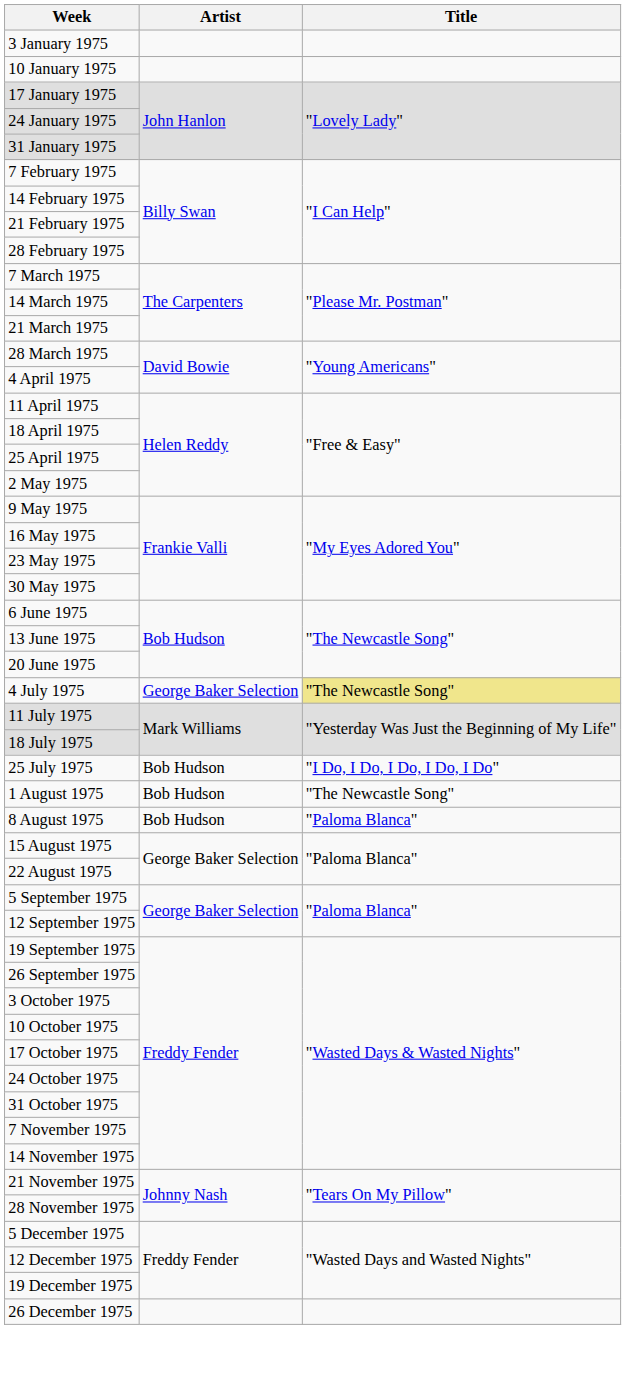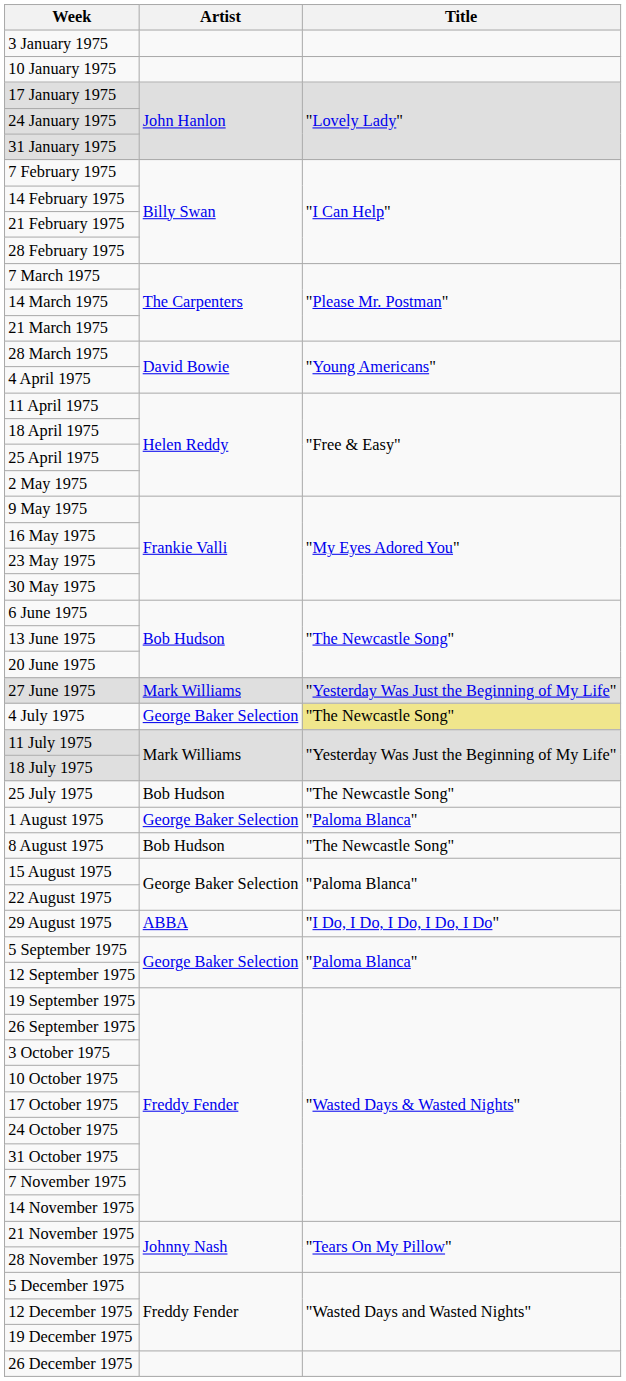+ row: (52, 690)
(402, 768) "I Do, I Do, I Do, I Do, I Do" -> (380, 793) "The Newcastle Song"
(184, 793) Bob Hudson -> (221, 819) George Baker Selection
(380, 793) "The Newcastle Song" -> (362, 819) "Paloma Blanca"
(362, 819) "Paloma Blanca" -> (380, 845) "The Newcastle Song"
+ row: (60, 923)
